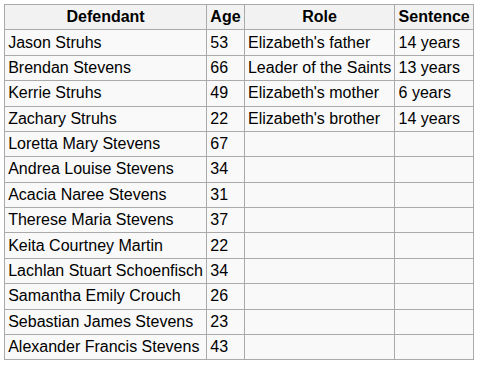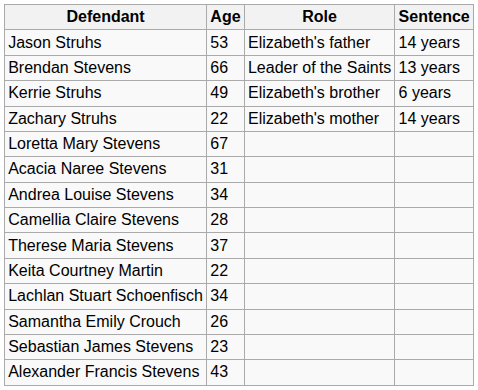(314, 93) Elizabeth's mother -> (314, 93) Elizabeth's brother
(314, 118) Elizabeth's brother -> (314, 118) Elizabeth's mother
rows swapped: (91, 169) <-> (87, 194)
+ row: (94, 220)
